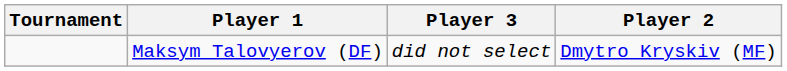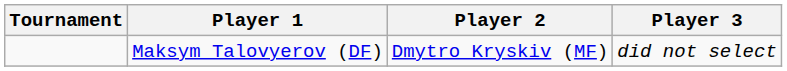columns swapped: (669, 20) <-> (472, 20)
